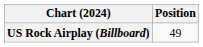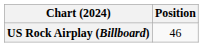(175, 32) 49 -> (175, 32) 46
